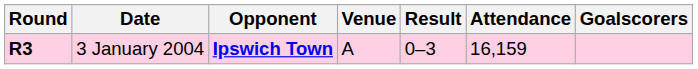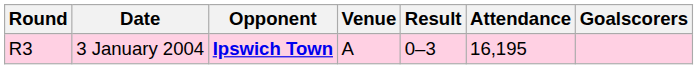(21, 48) bold -> (21, 48) normal
(498, 48) 16,159 -> (498, 48) 16,195
